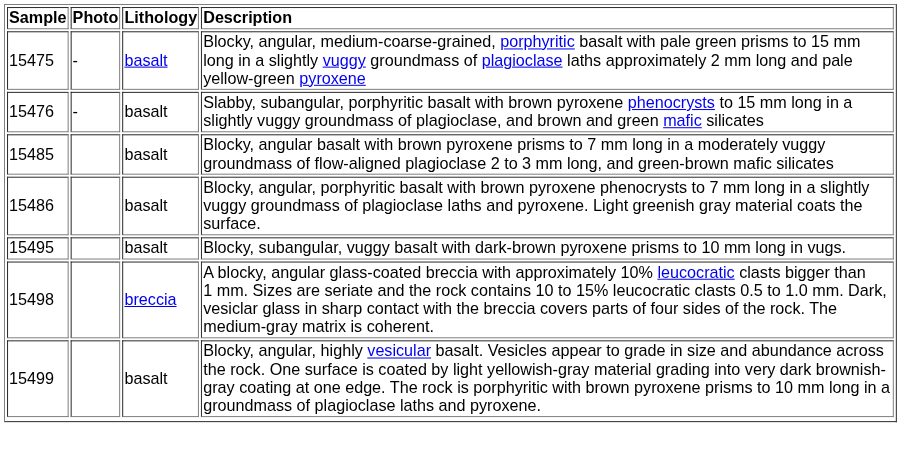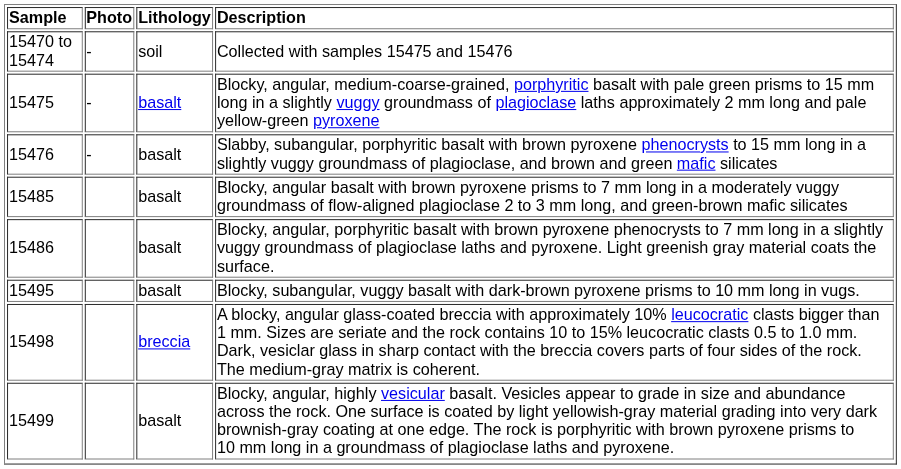+ row: (365, 51)
